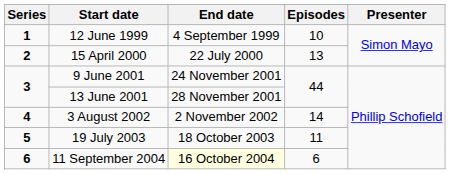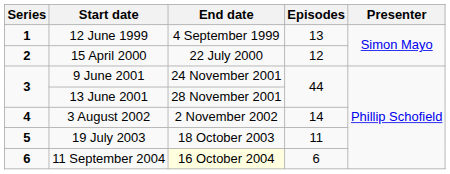(316, 35) 10 -> (316, 35) 13
(316, 55) 13 -> (316, 55) 12
